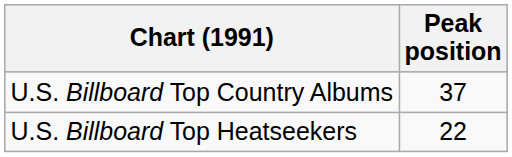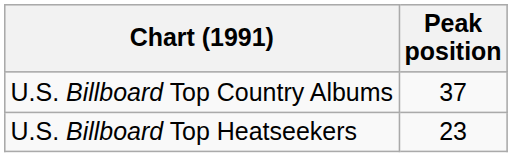(453, 131) 22 -> (453, 131) 23
